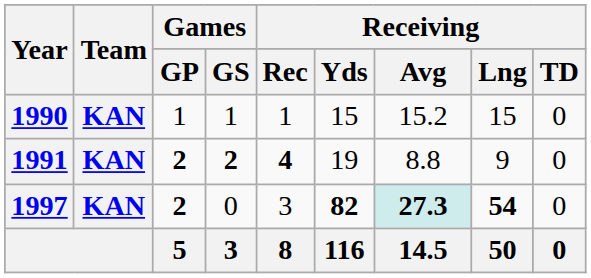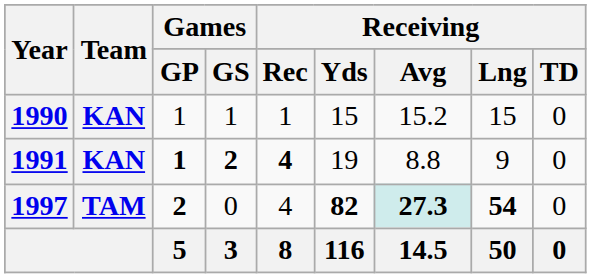(179, 160) 2 -> (179, 160) 1
(114, 205) KAN -> (114, 205) TAM
(285, 205) 3 -> (285, 205) 4
